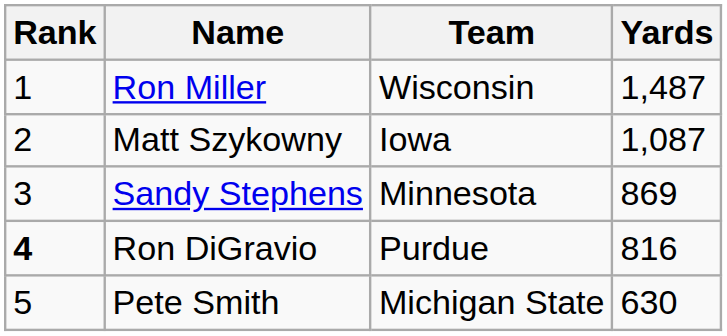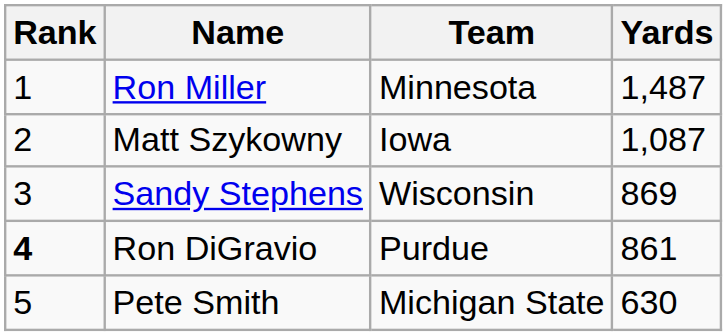(457, 86) Wisconsin -> (458, 86) Minnesota
(458, 194) Minnesota -> (457, 194) Wisconsin
(649, 248) 816 -> (649, 248) 861
